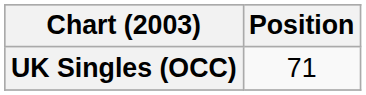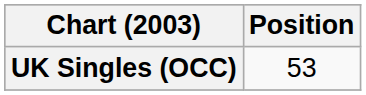(302, 68) 71 -> (302, 68) 53
